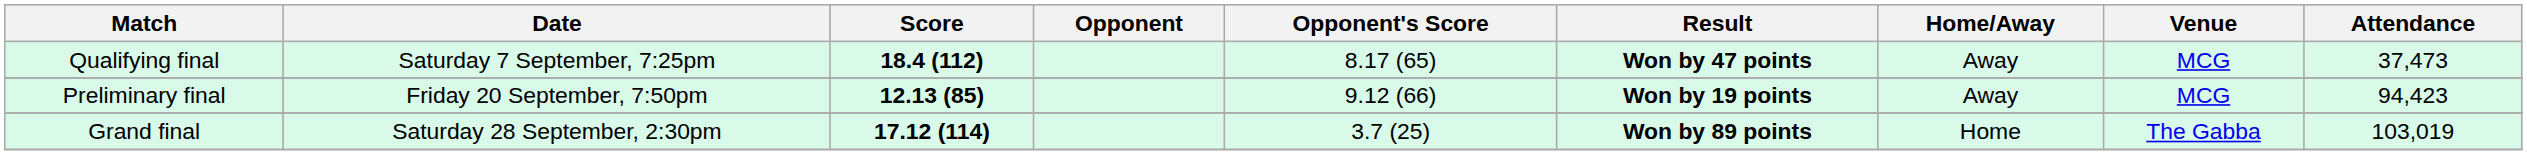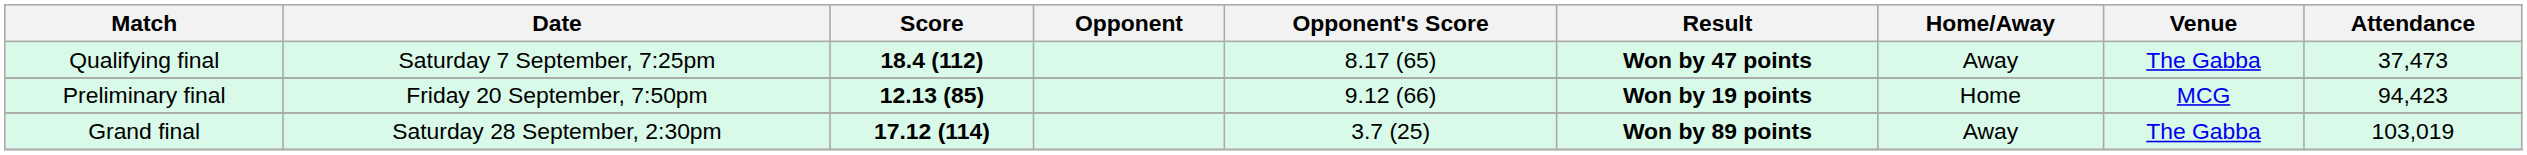(2204, 59) MCG -> (2204, 59) The Gabba
(1990, 96) Away -> (1990, 96) Home
(1990, 132) Home -> (1990, 132) Away
